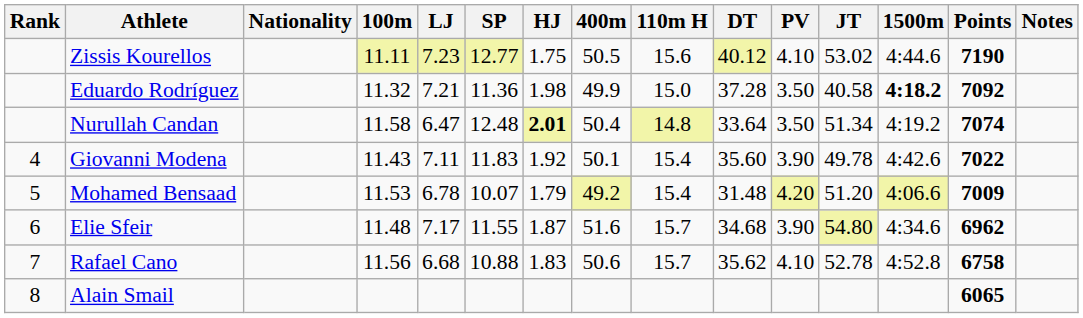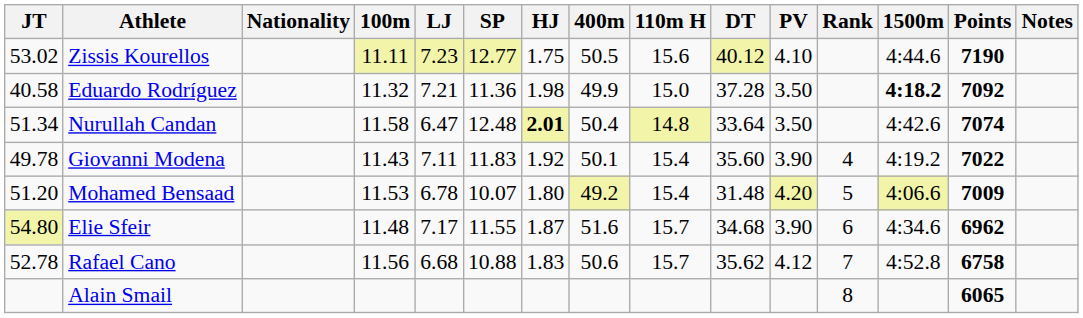columns swapped: (35, 21) <-> (848, 21)
(913, 124) 4:19.2 -> (913, 124) 4:42.6
(913, 158) 4:42.6 -> (913, 158) 4:19.2
(547, 192) 1.79 -> (545, 192) 1.80
(795, 261) 4.10 -> (793, 261) 4.12
